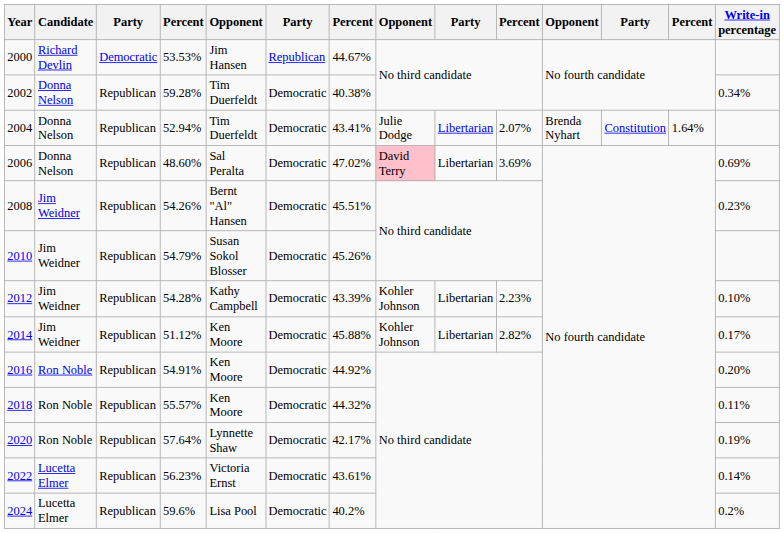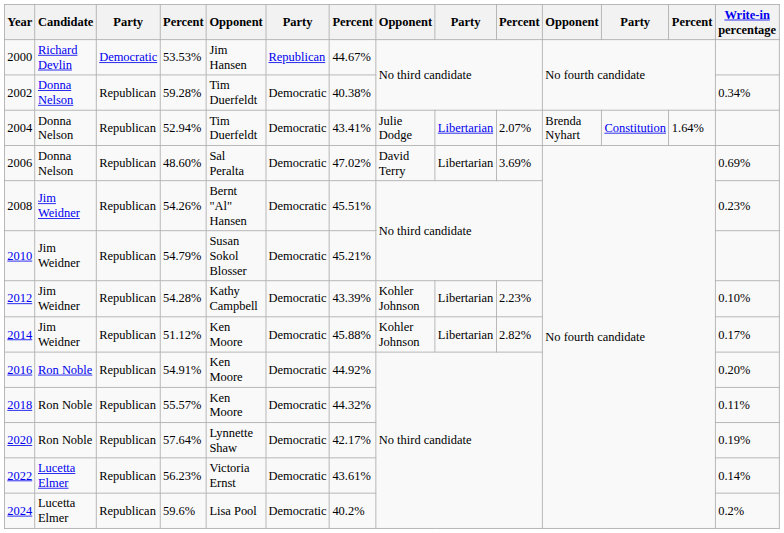(394, 163) pink background -> (394, 163) no background
(352, 256) 45.26% -> (352, 256) 45.21%
